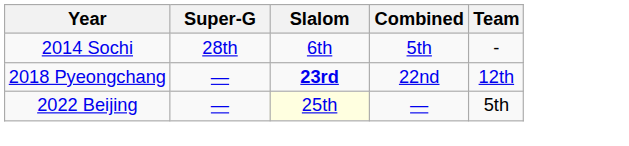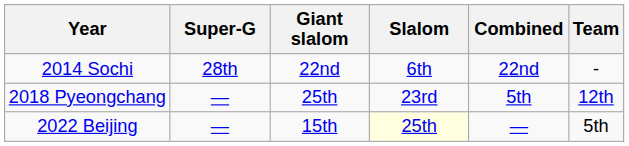+ column: (320, 29)
(419, 47) 5th -> (519, 68) 22nd
(320, 76) bold -> (419, 97) normal
(419, 76) 22nd -> (519, 97) 5th
